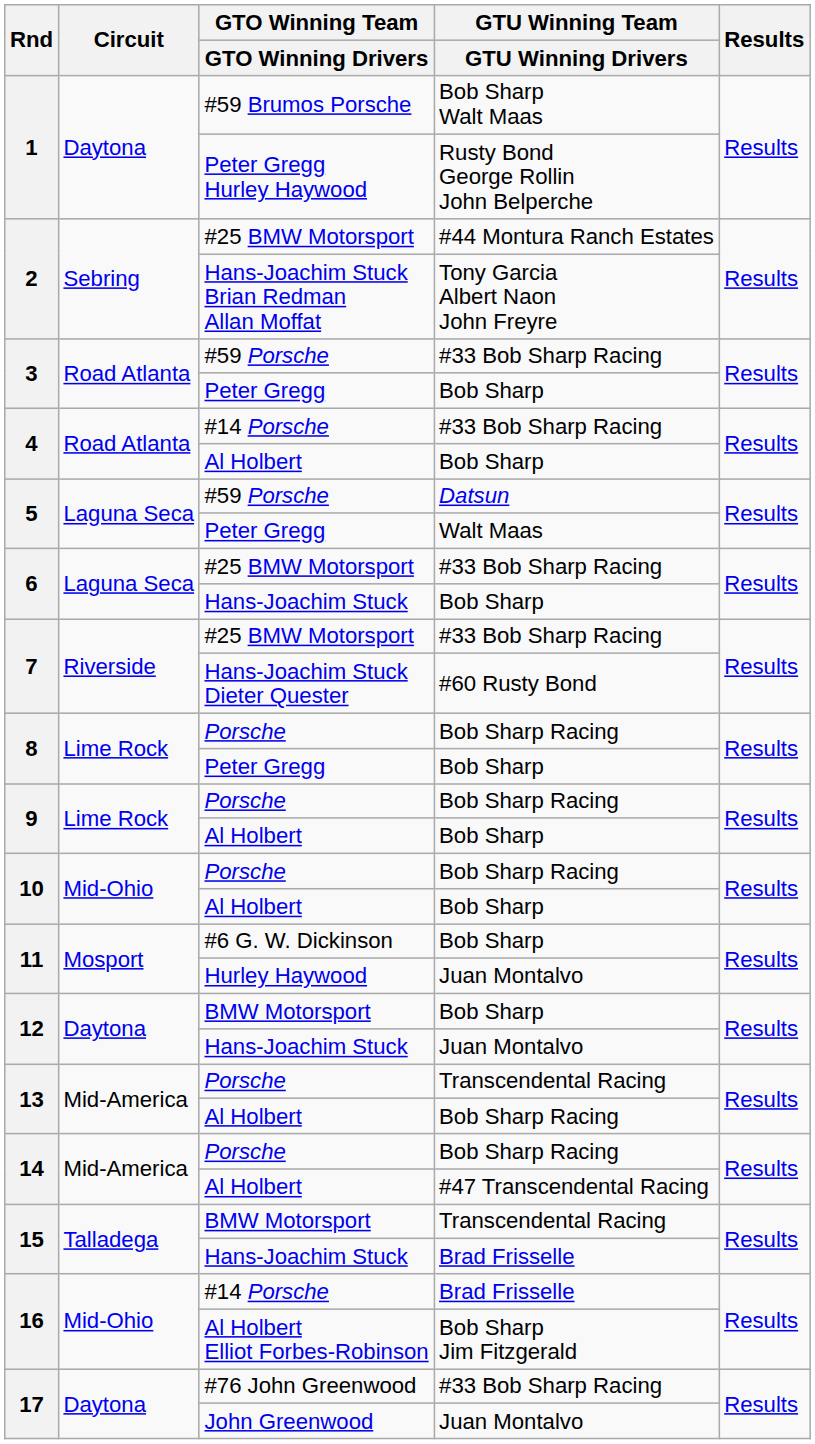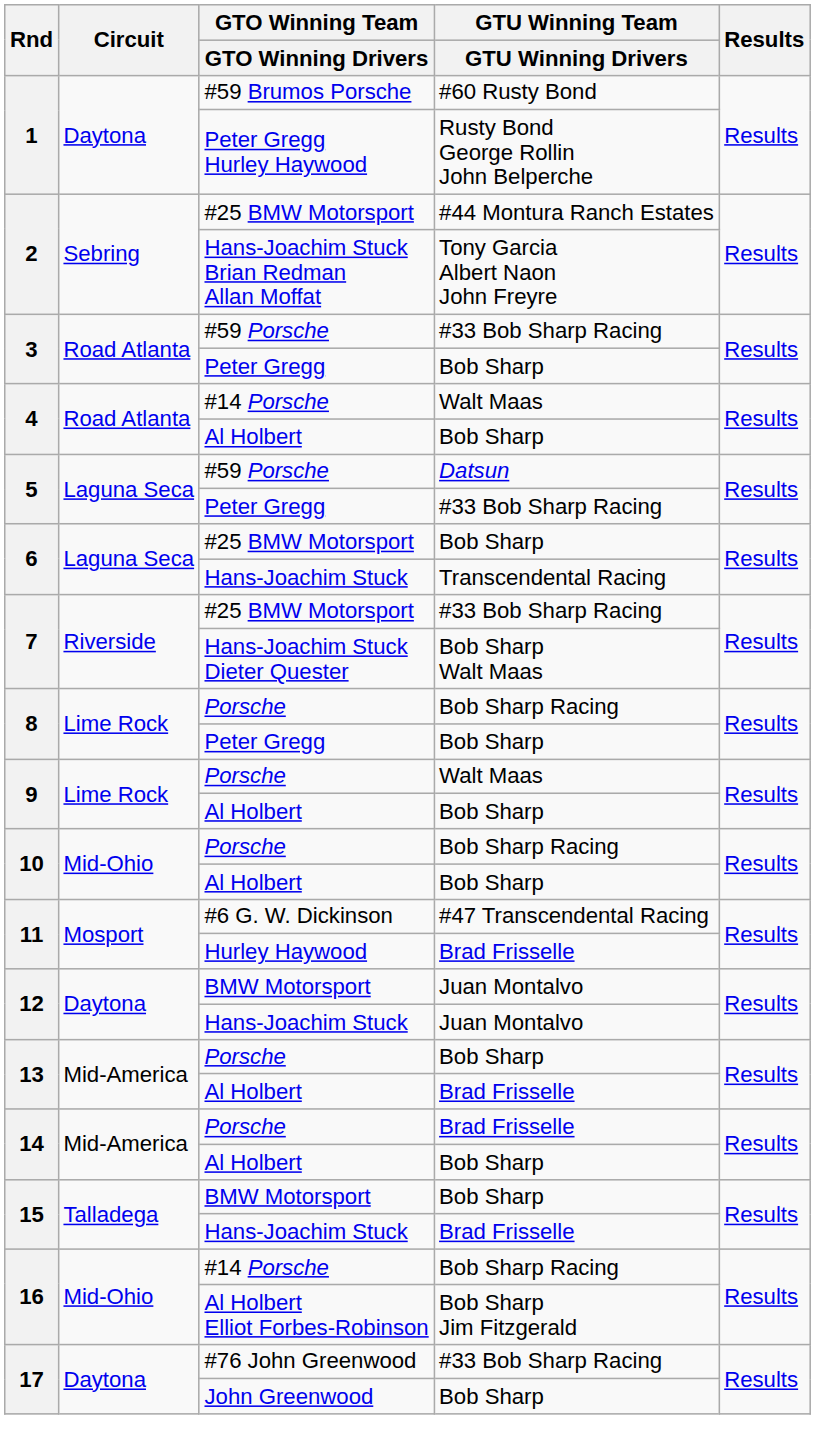(491, 105) Bob Sharp Walt Maas -> (518, 93) #60 Rusty Bond
(551, 426) #33 Bob Sharp Racing -> (491, 402) Walt Maas
(491, 531) Walt Maas -> (551, 507) #33 Bob Sharp Racing
(551, 566) #33 Bob Sharp Racing -> (491, 542) Bob Sharp
(491, 601) Bob Sharp -> (553, 577) Transcendental Racing
(518, 684) #60 Rusty Bond -> (491, 659) Bob Sharp Walt Maas
(529, 801) Bob Sharp Racing -> (491, 777) Walt Maas
(491, 941) Bob Sharp -> (574, 917) #47 Transcendental Racing
(511, 976) Juan Montalvo -> (507, 952) Brad Frisselle
(491, 1011) Bob Sharp -> (511, 987) Juan Montalvo
(553, 1081) Transcendental Racing -> (491, 1057) Bob Sharp
(529, 1116) Bob Sharp Racing -> (507, 1092) Brad Frisselle
(529, 1151) Bob Sharp Racing -> (507, 1127) Brad Frisselle
(574, 1187) #47 Transcendental Racing -> (491, 1162) Bob Sharp
(553, 1222) Transcendental Racing -> (491, 1197) Bob Sharp
(507, 1292) Brad Frisselle -> (529, 1267) Bob Sharp Racing
(511, 1421) Juan Montalvo -> (491, 1397) Bob Sharp
